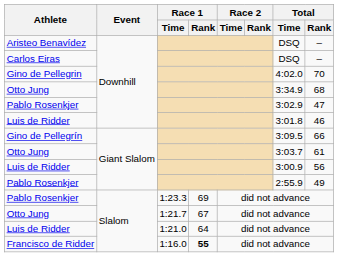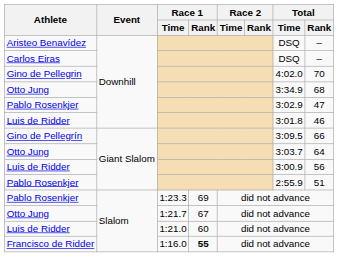(319, 152) 61 -> (319, 152) 64
(319, 183) 49 -> (319, 183) 51
(203, 229) 64 -> (203, 229) 60
